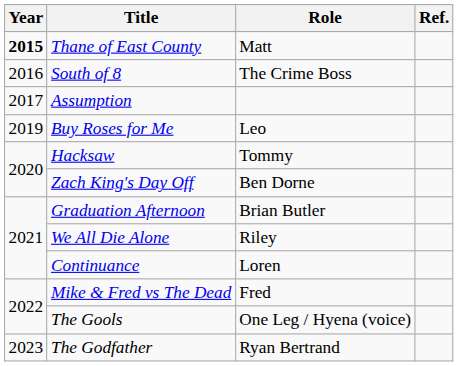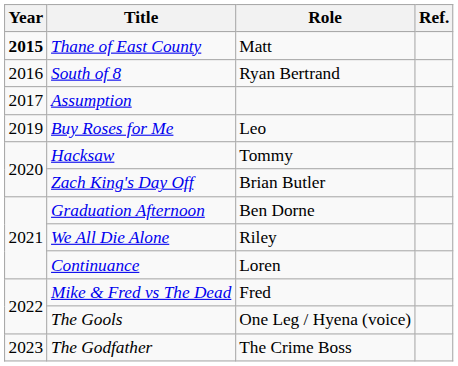(295, 73) The Crime Boss -> (290, 73) Ryan Bertrand
(277, 182) Ben Dorne -> (282, 182) Brian Butler
(282, 210) Brian Butler -> (277, 210) Ben Dorne
(290, 347) Ryan Bertrand -> (295, 347) The Crime Boss
